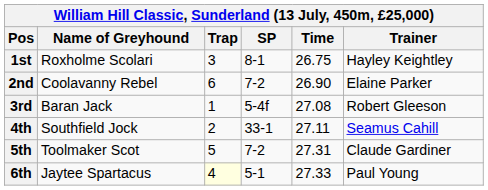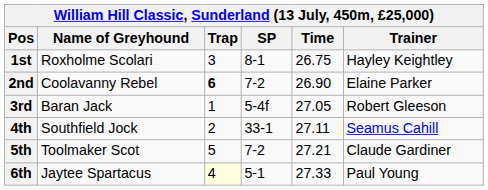(212, 83) normal -> (212, 83) bold
(313, 106) 27.08 -> (313, 106) 27.05
(313, 151) 27.31 -> (313, 151) 27.21
